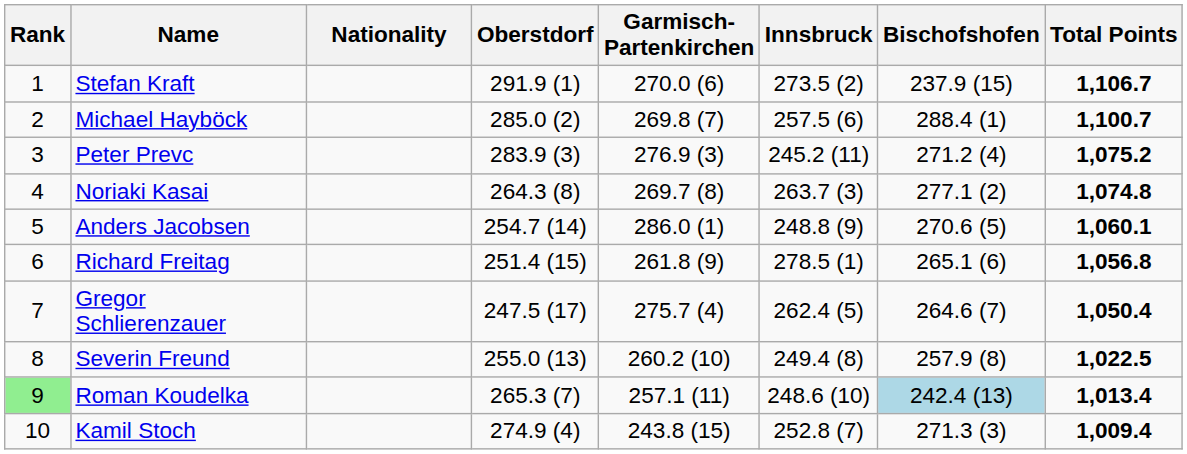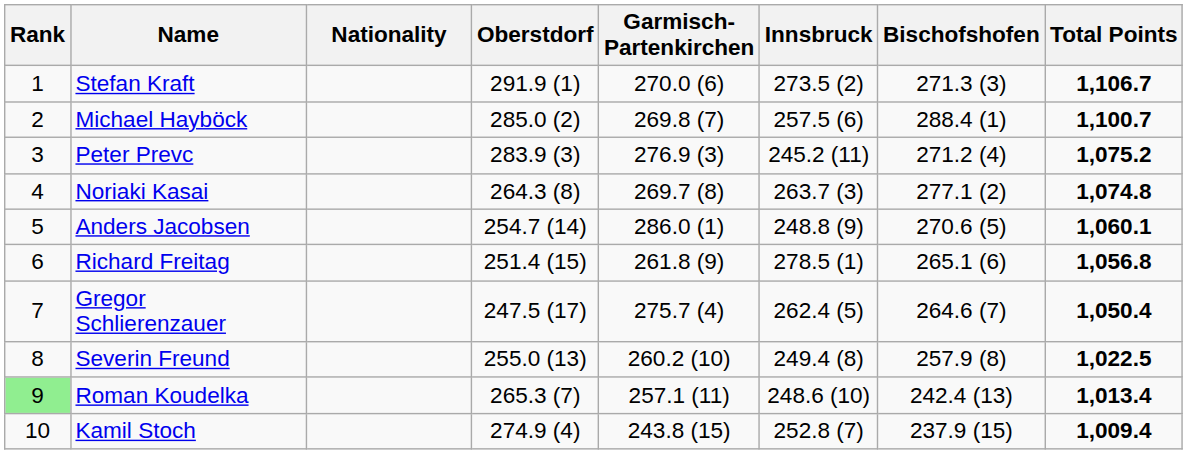(961, 83) 237.9 (15) -> (961, 83) 271.3 (3)
(961, 395) lightblue background -> (961, 395) no background
(961, 430) 271.3 (3) -> (961, 430) 237.9 (15)
